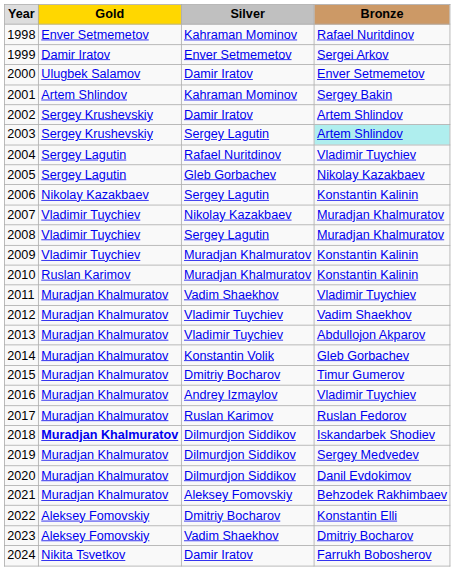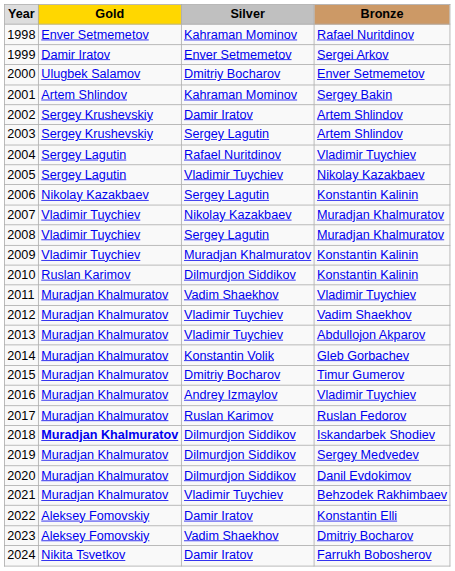(218, 74) Damir Iratov -> (232, 74) Dmitriy Bocharov
(360, 134) paleturquoise background -> (360, 134) no background
(230, 174) Gleb Gorbachev -> (234, 174) Vladimir Tuychiev
(248, 275) Muradjan Khalmuratov -> (240, 275) Dilmurdjon Siddikov
(238, 495) Aleksey Fomovskiy -> (234, 495) Vladimir Tuychiev
(232, 515) Dmitriy Bocharov -> (218, 515) Damir Iratov
